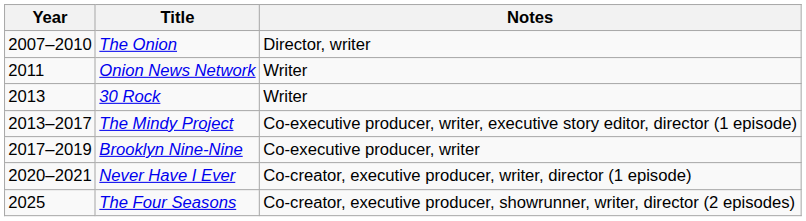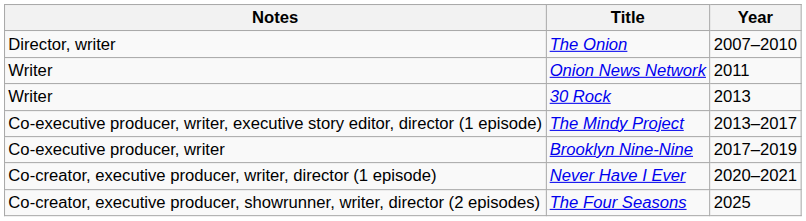columns swapped: (50, 17) <-> (530, 17)
